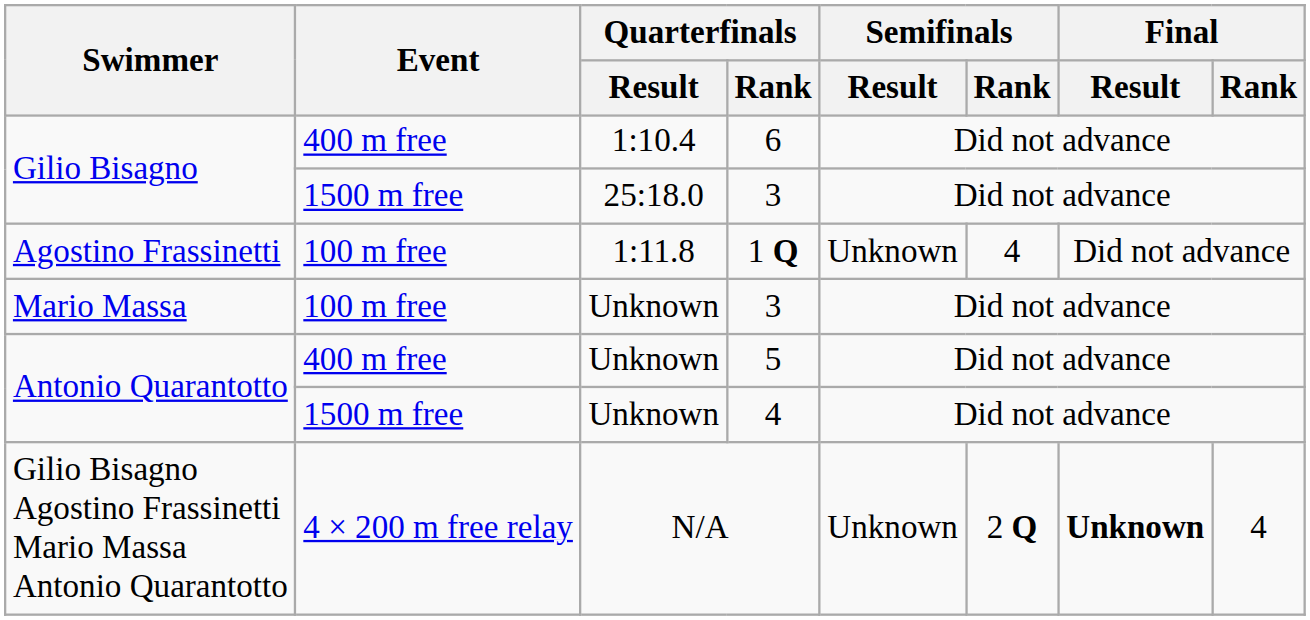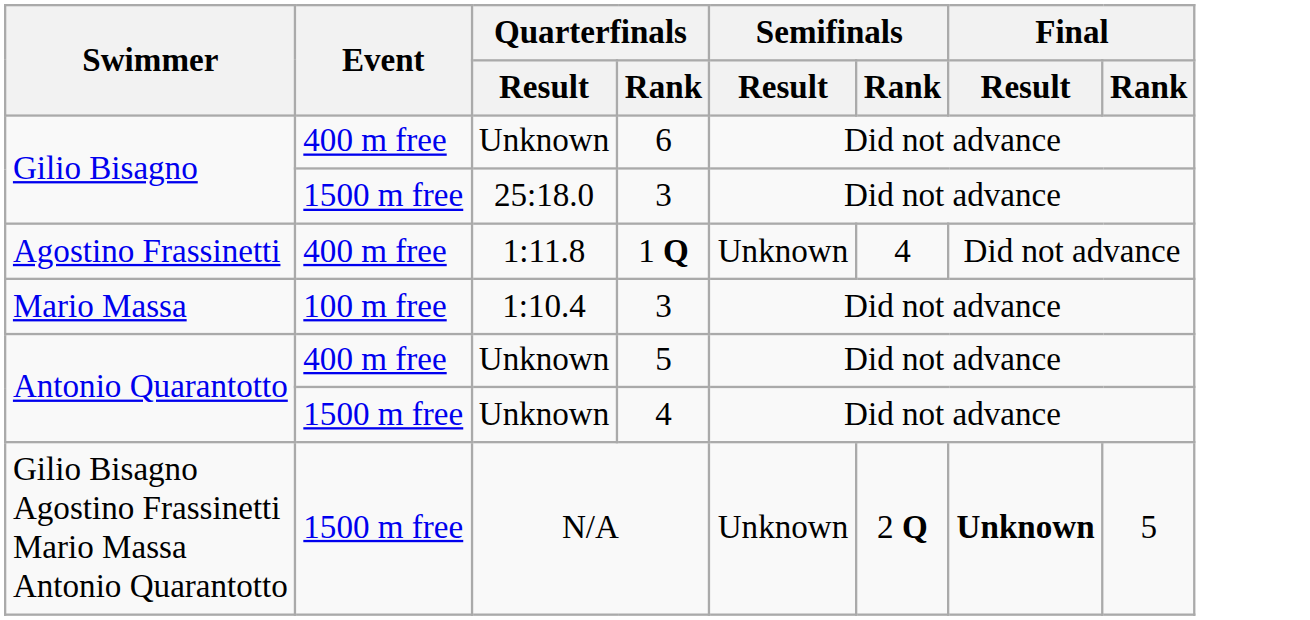(654, 141) 1:10.4 -> (544, 141) Unknown
(375, 250) 100 m free -> (375, 250) 400 m free
(654, 305) Unknown -> (544, 305) 1:10.4
(438, 527) 4 × 200 m free relay -> (383, 527) 1500 m free
(1258, 527) 4 -> (1149, 527) 5
